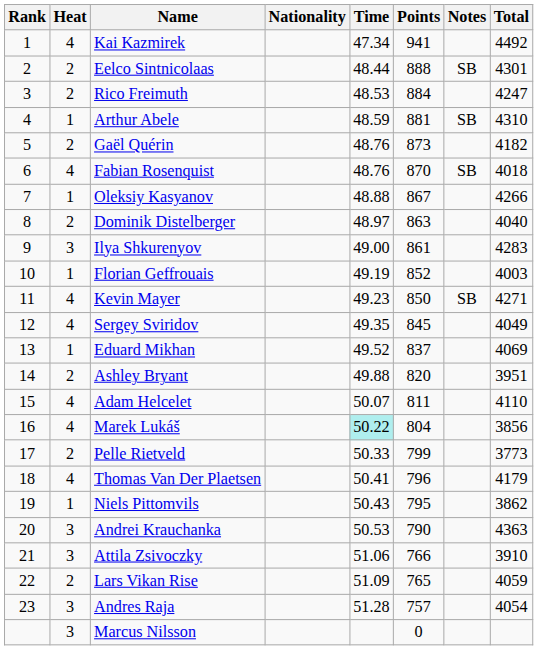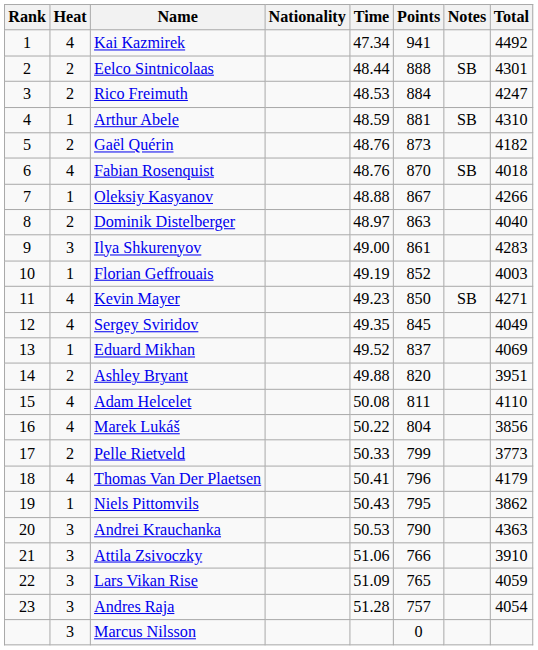(371, 401) 50.07 -> (371, 401) 50.08
(371, 427) paleturquoise background -> (371, 427) no background
(70, 581) 2 -> (70, 581) 3
